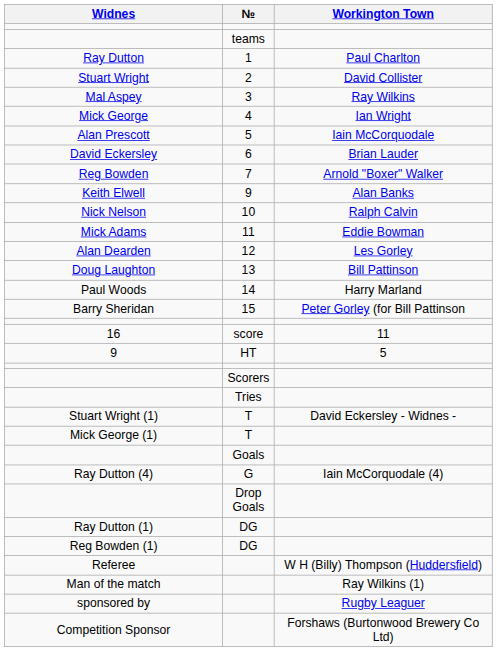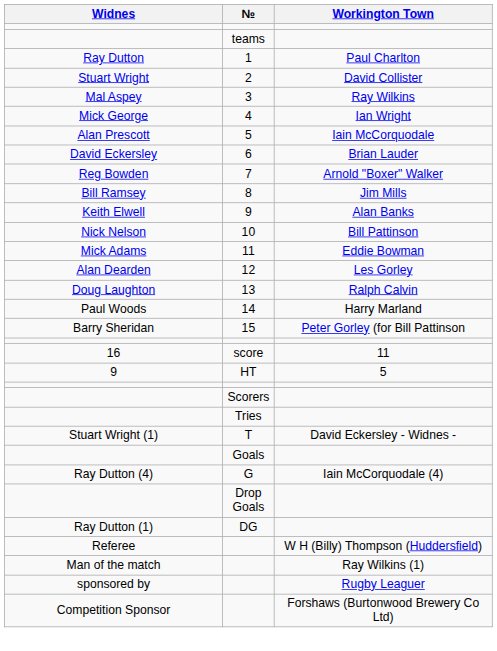+ row: (114, 193)
(383, 212) Ralph Calvin -> (383, 231) Bill Pattinson
(383, 270) Bill Pattinson -> (383, 289) Ralph Calvin
- row: (114, 435)
- row: (114, 546)
